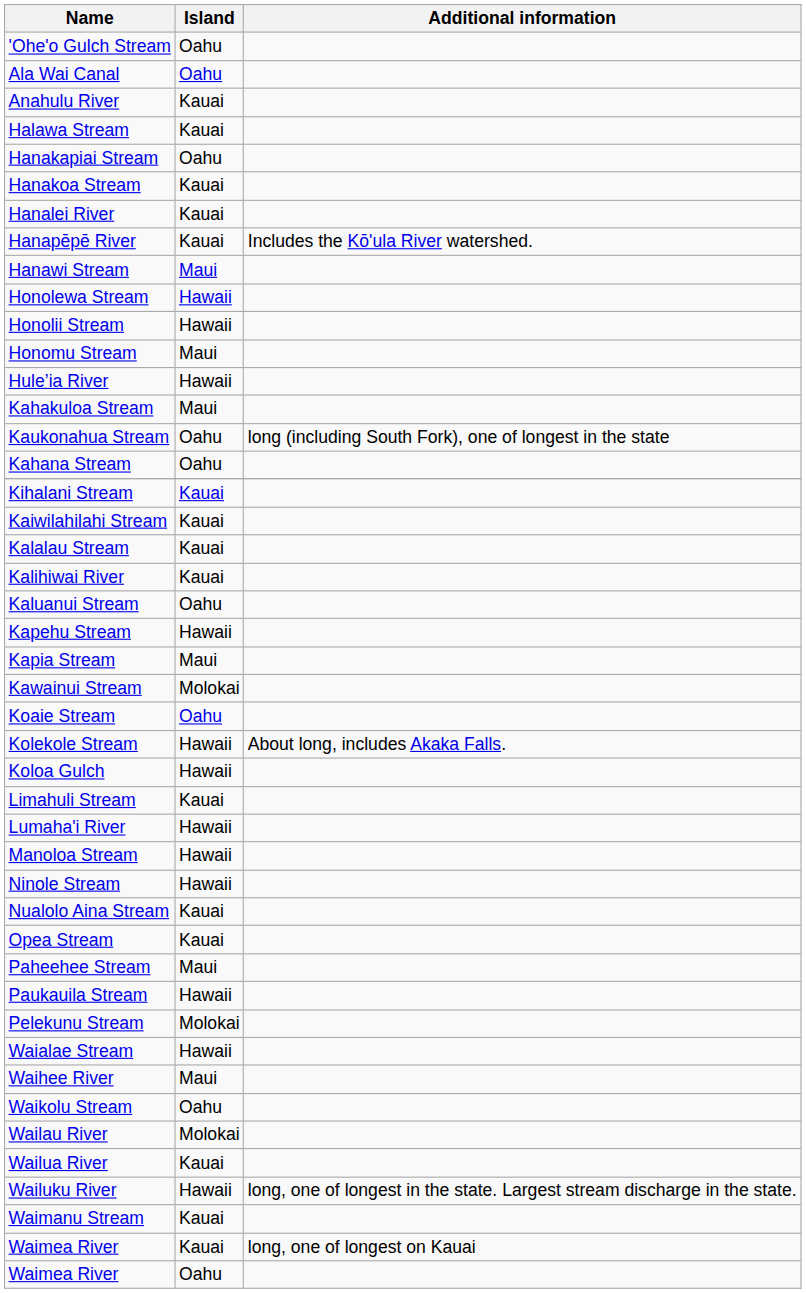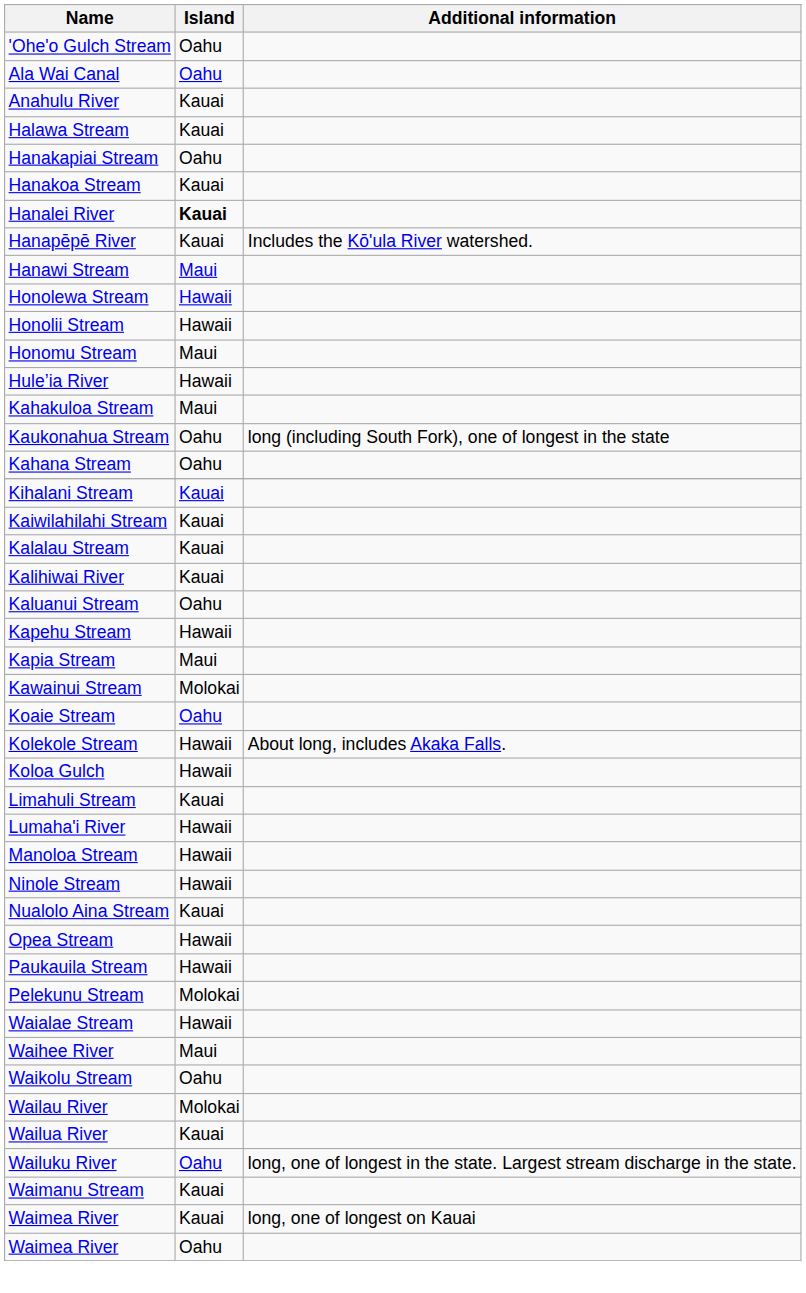(201, 213) normal -> (203, 213) bold
(201, 939) Kauai -> (205, 939) Hawaii
- row: (80, 967)
(205, 1190) Hawaii -> (201, 1162) Oahu
